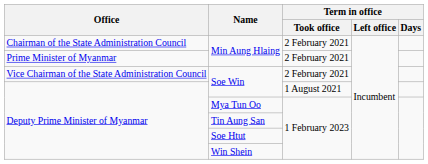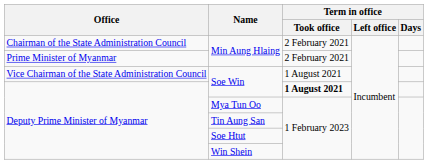(317, 74) 2 February 2021 -> (313, 74) 1 August 2021
(313, 89) normal -> (314, 89) bold
